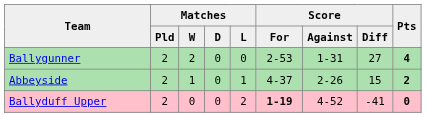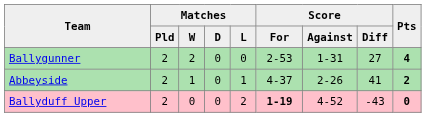(375, 80) 15 -> (375, 80) 41
(375, 102) -41 -> (375, 102) -43
